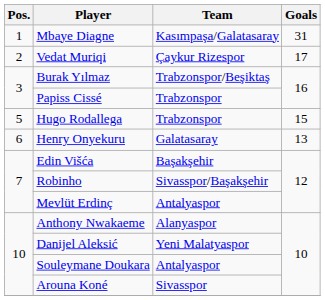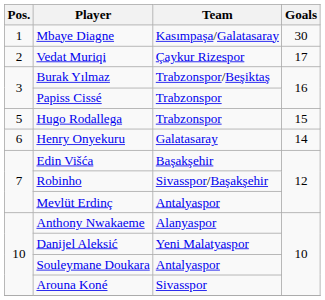(301, 35) 31 -> (301, 35) 30
(301, 139) 13 -> (301, 139) 14
